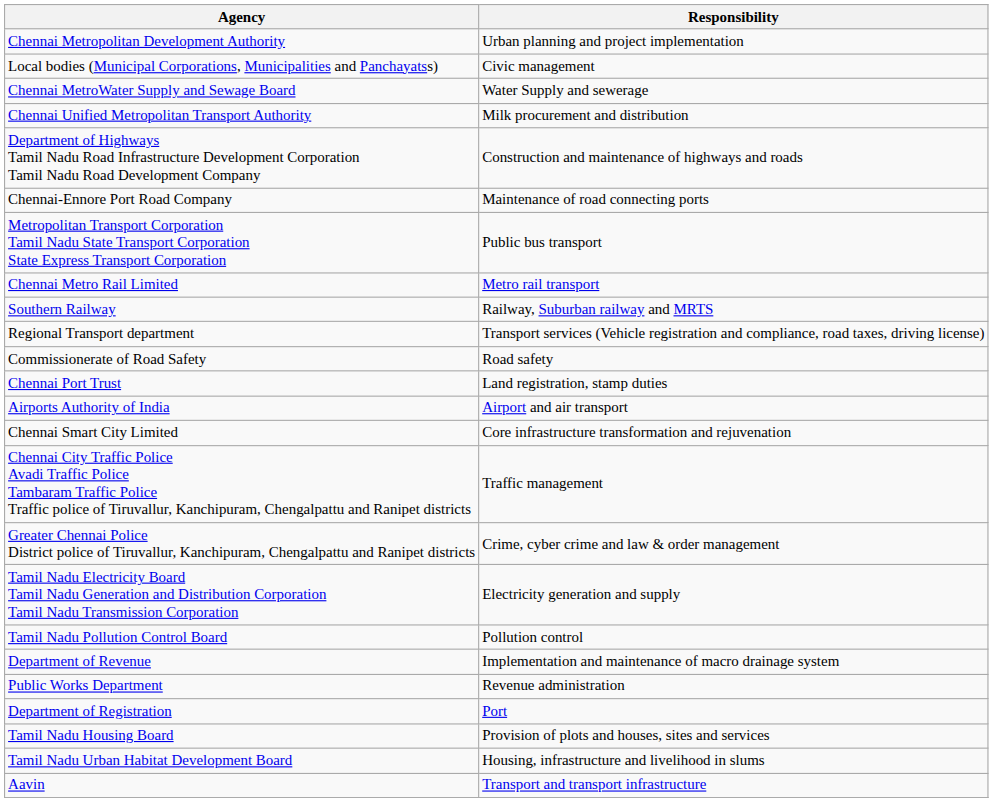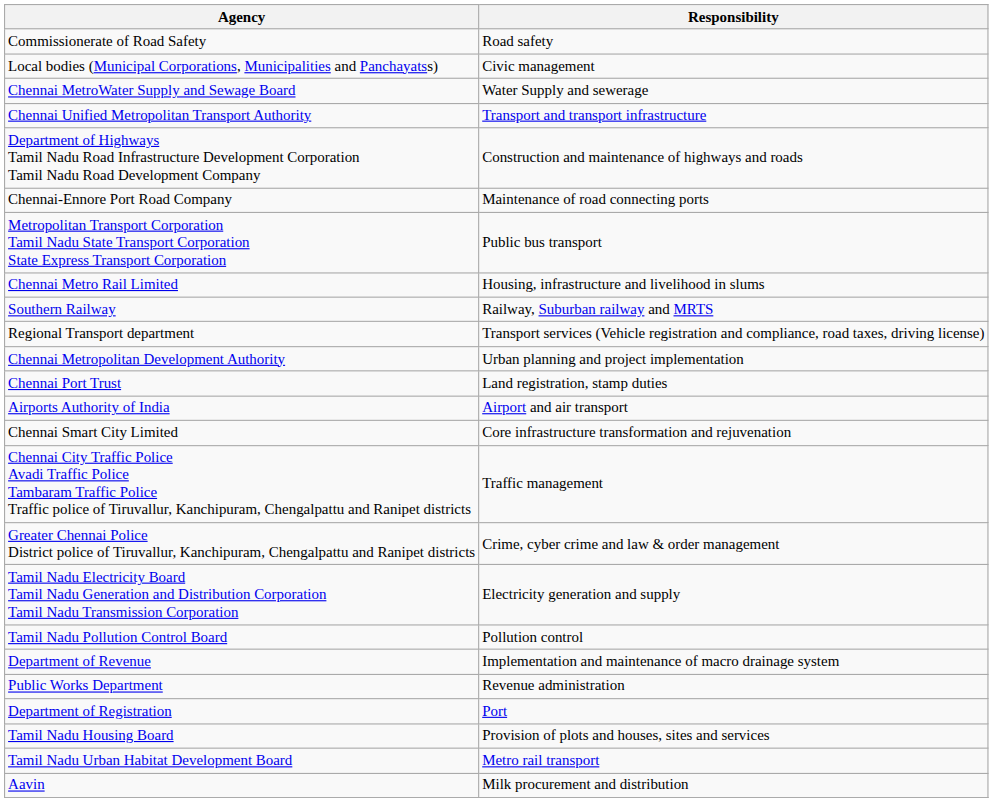rows swapped: (147, 41) <-> (107, 358)
(585, 115) Milk procurement and distribution -> (594, 115) Transport and transport infrastructure
(541, 284) Metro rail transport -> (623, 284) Housing, infrastructure and livelihood in slums
(623, 760) Housing, infrastructure and livelihood in slums -> (541, 760) Metro rail transport
(594, 784) Transport and transport infrastructure -> (585, 784) Milk procurement and distribution
